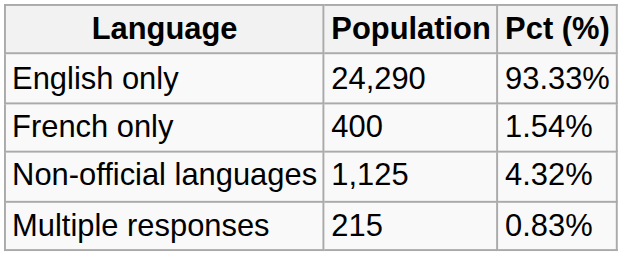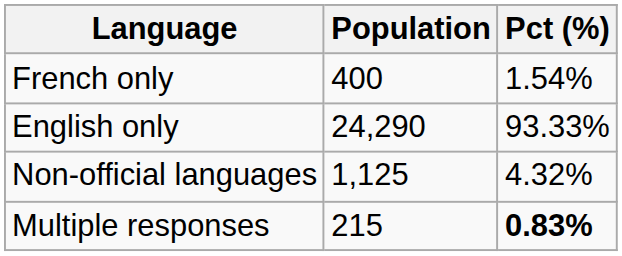rows swapped: (95, 77) <-> (93, 126)
(549, 224) normal -> (549, 224) bold
